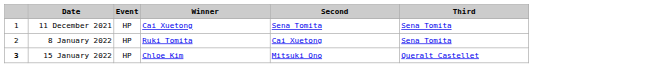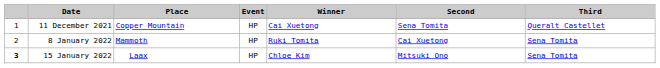+ column: (177, 11)
(426, 26) Sena Tomita -> (566, 26) Queralt Castellet
(440, 55) Queralt Castellet -> (553, 55) Sena Tomita
